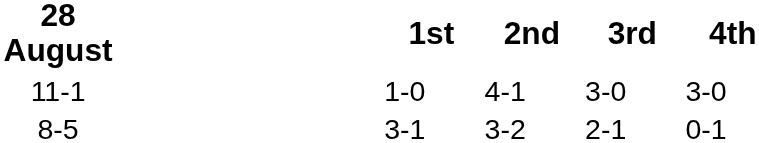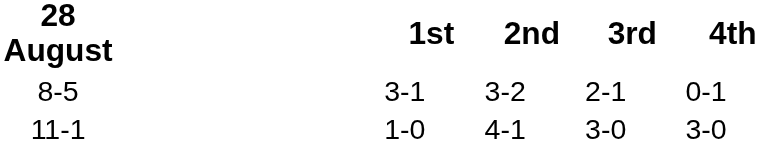rows swapped: (58, 91) <-> (58, 129)
